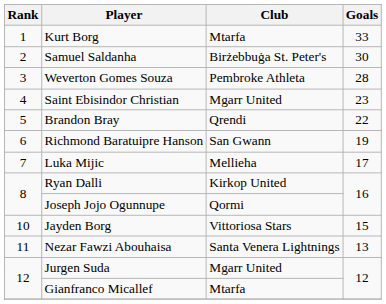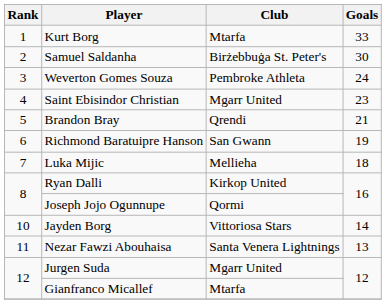(362, 78) 28 -> (362, 78) 24
(362, 120) 22 -> (362, 120) 21
(362, 162) 17 -> (362, 162) 18
(362, 225) 15 -> (362, 225) 14
